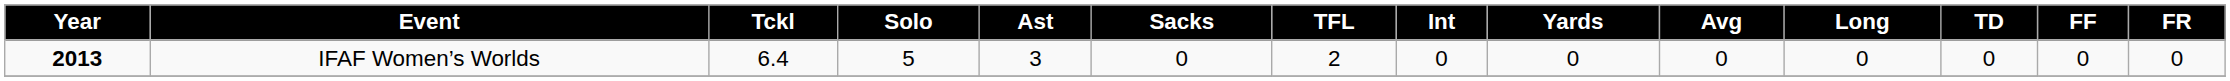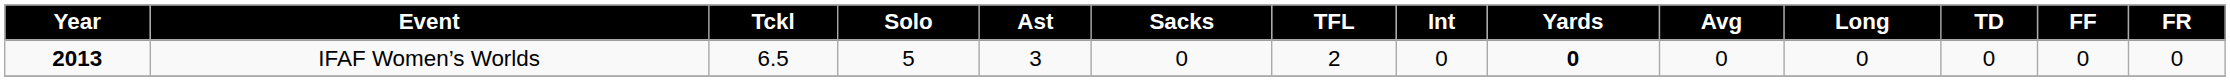(773, 57) 6.4 -> (773, 57) 6.5
(1573, 57) normal -> (1573, 57) bold
